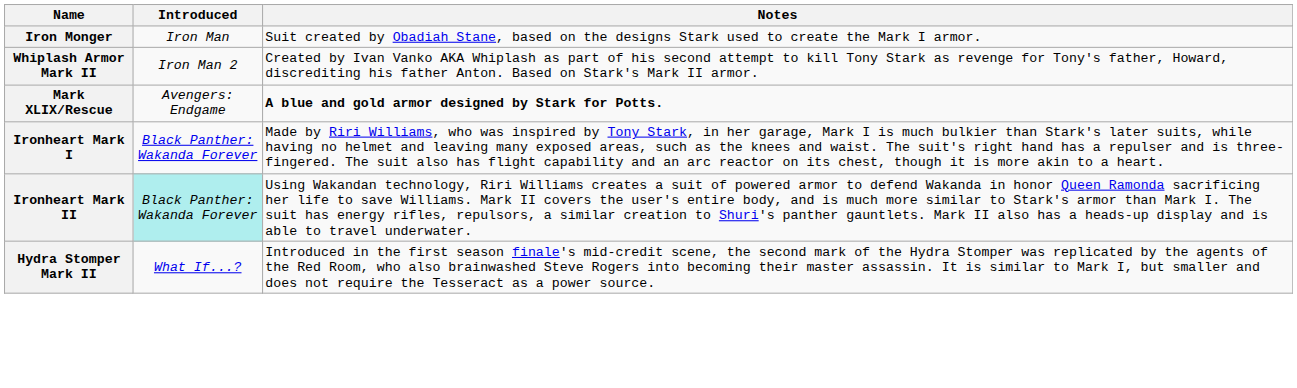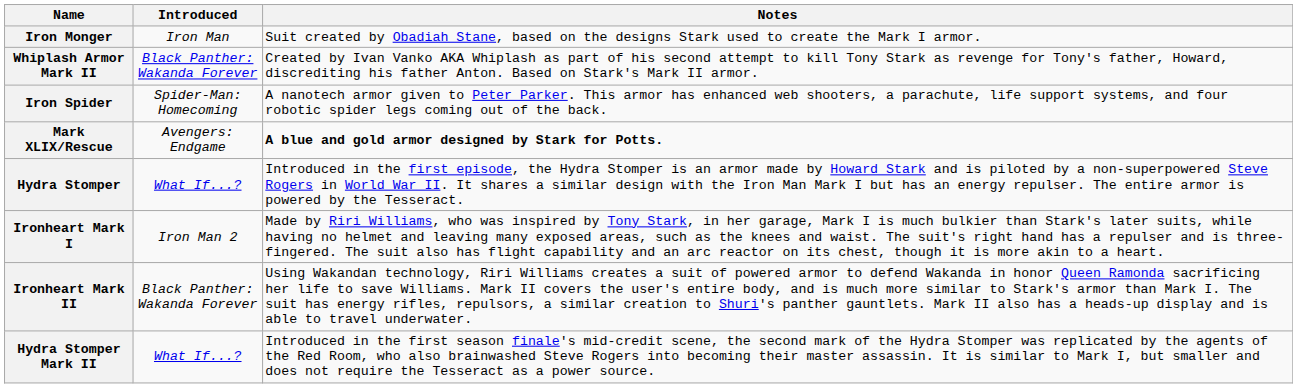(198, 66) Iron Man 2 -> (198, 66) Black Panther: Wakanda Forever
+ row: (69, 103)
+ row: (69, 185)
(198, 148) Black Panther: Wakanda Forever -> (198, 237) Iron Man 2
(198, 208) paleturquoise background -> (198, 297) no background
